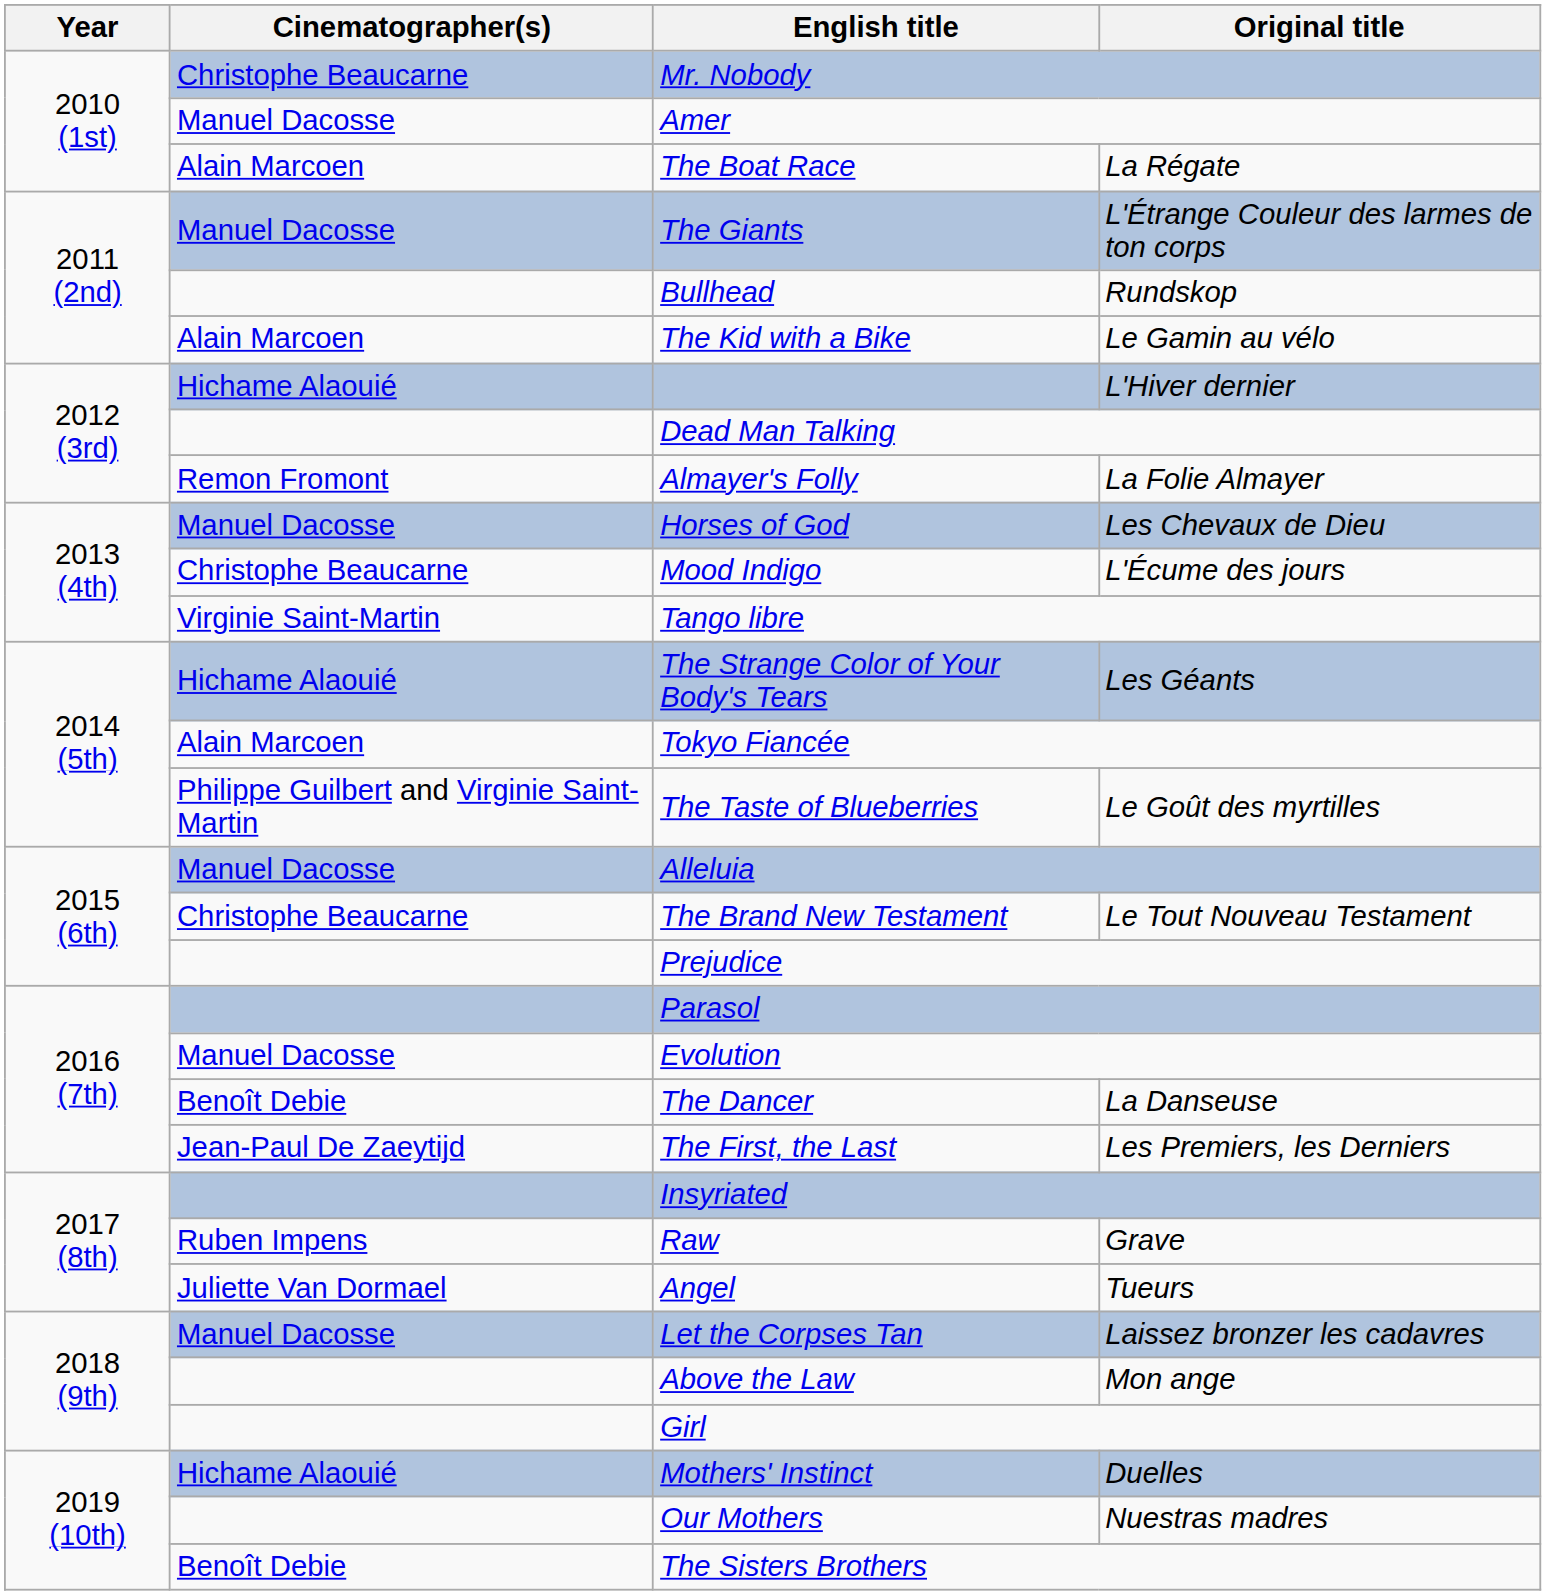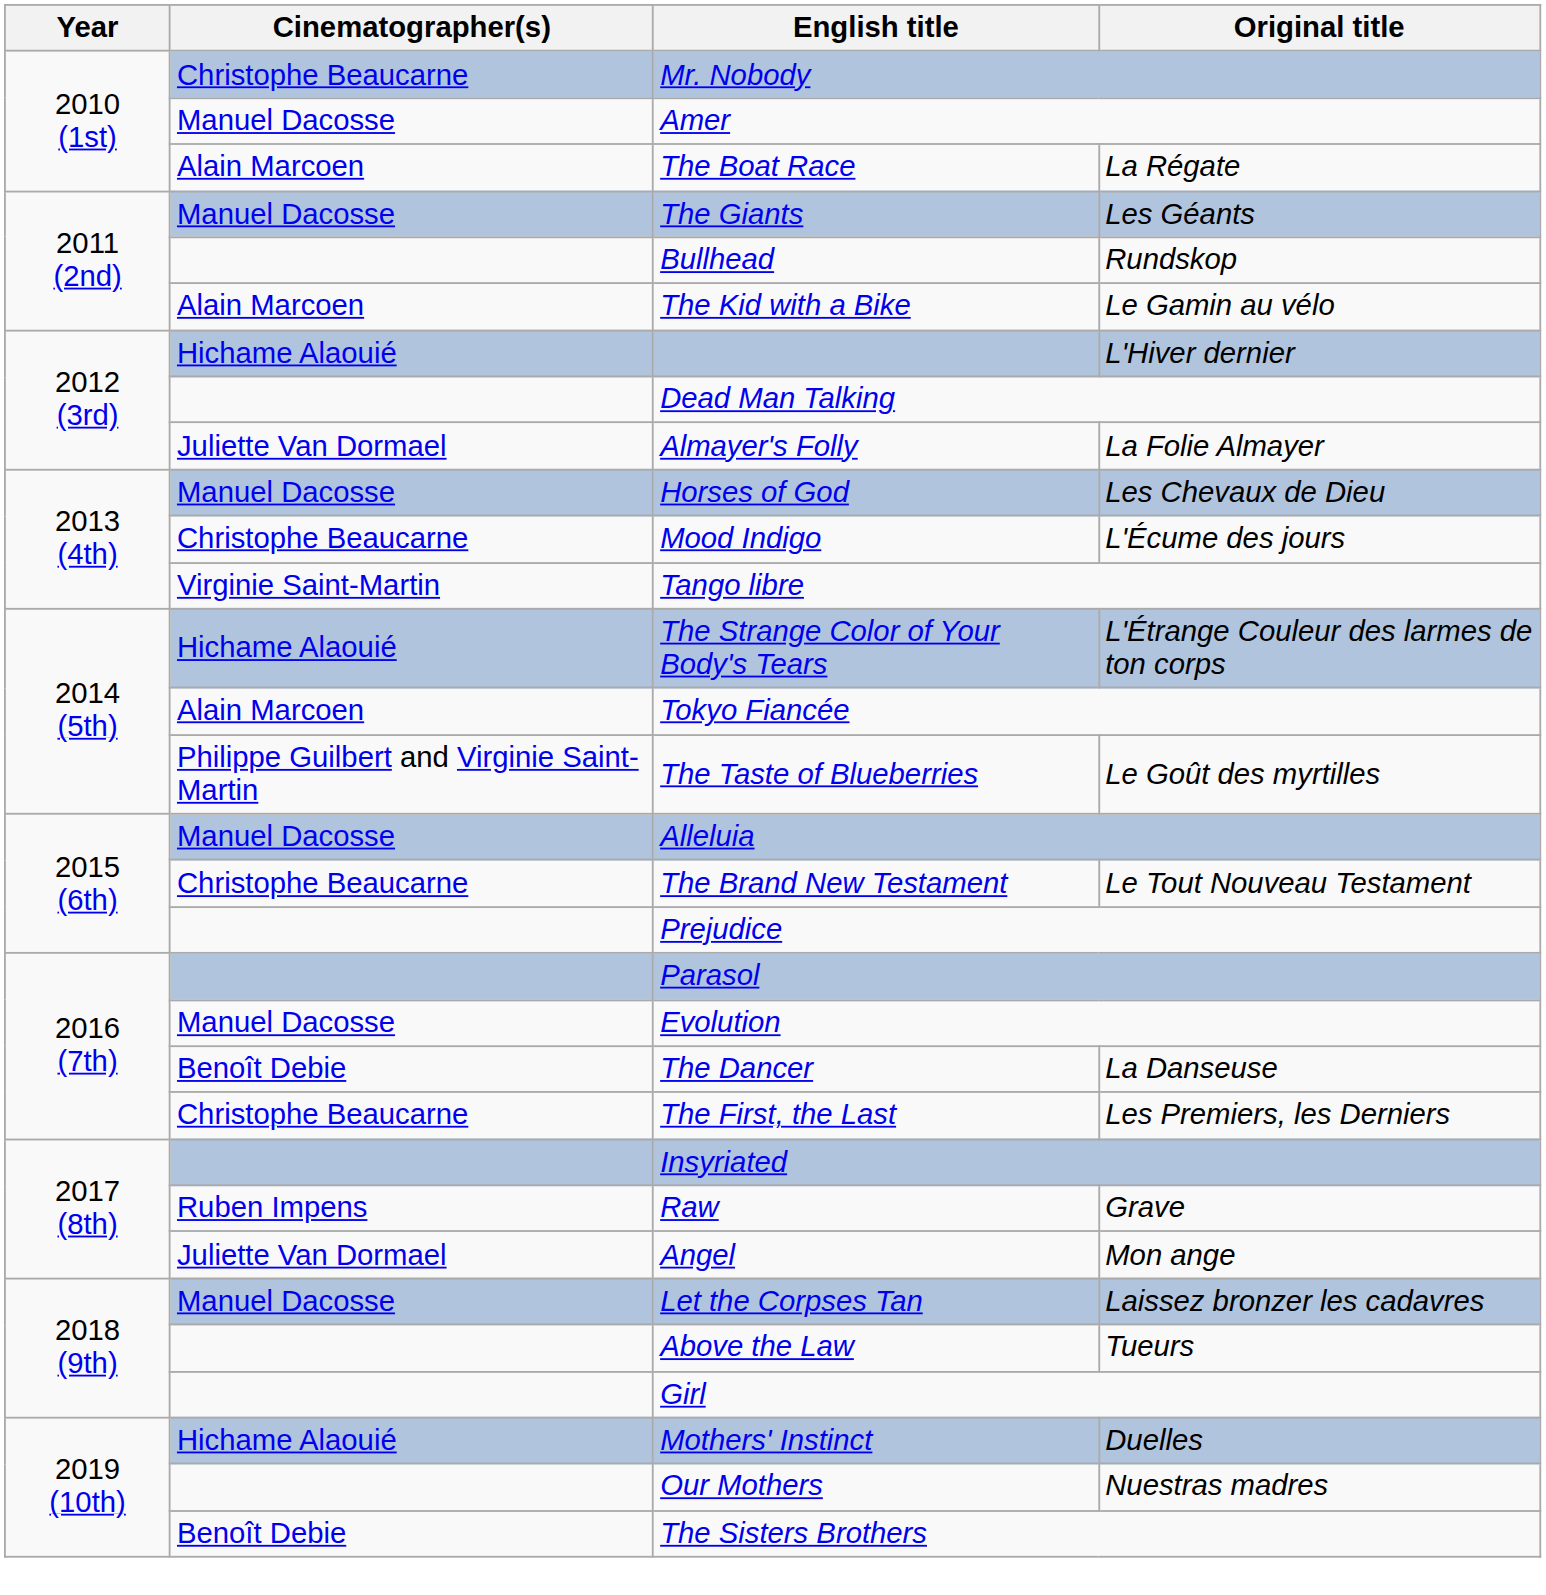(1319, 229) L'Étrange Couleur des larmes de ton corps -> (1180, 213) Les Géants
(283, 478) Remon Fromont -> (312, 445) Juliette Van Dormael
(1180, 680) Les Géants -> (1319, 647) L'Étrange Couleur des larmes de ton corps
(321, 1148) Jean-Paul De Zaeytijd -> (323, 1115) Christophe Beaucarne
(1150, 1287) Tueurs -> (1170, 1254) Mon ange
(1170, 1380) Mon ange -> (1150, 1347) Tueurs
